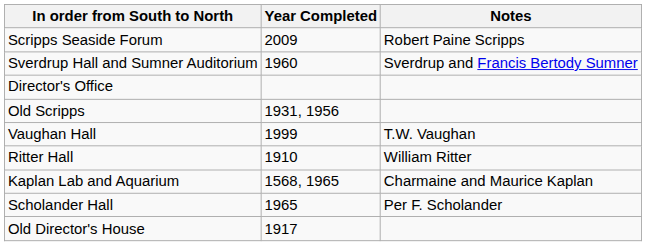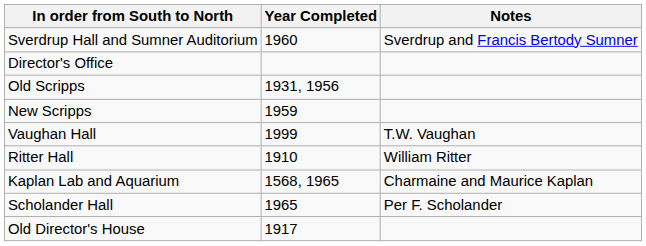- row: (85, 39)
+ row: (50, 110)
